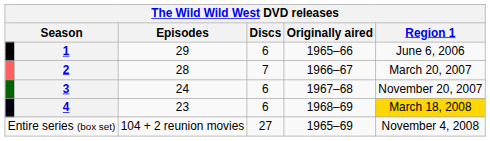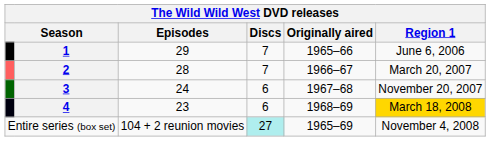(265, 51) 6 -> (265, 51) 7
(265, 126) no background -> (265, 126) paleturquoise background
